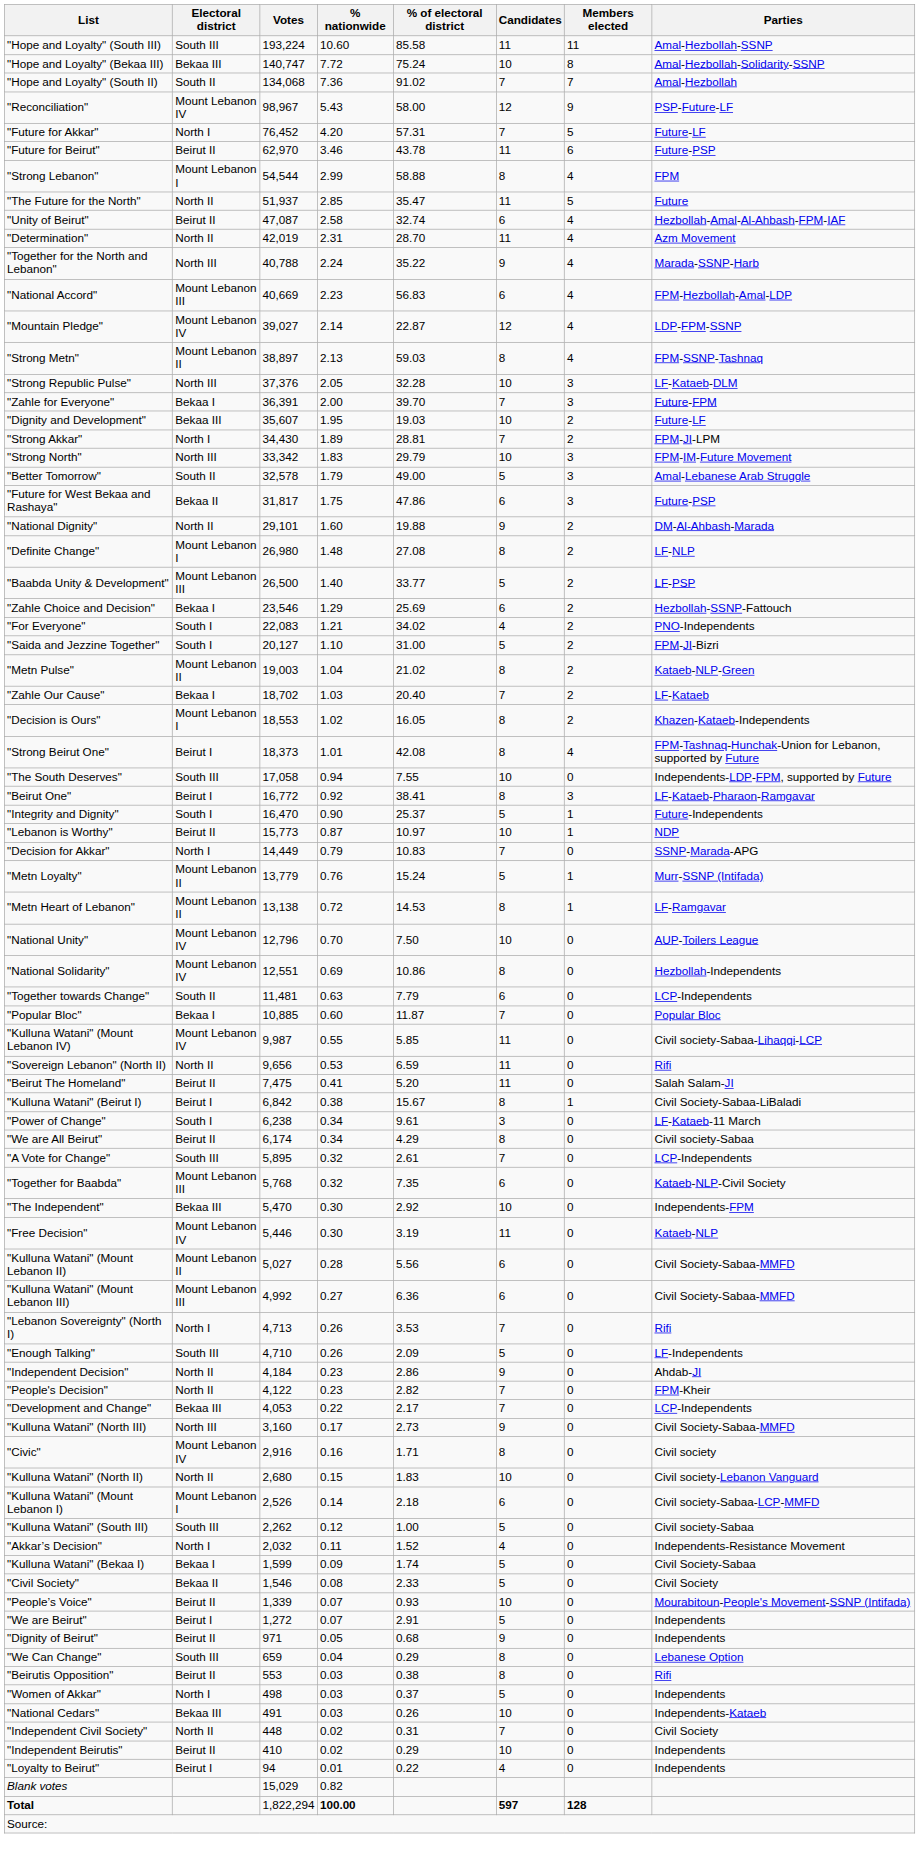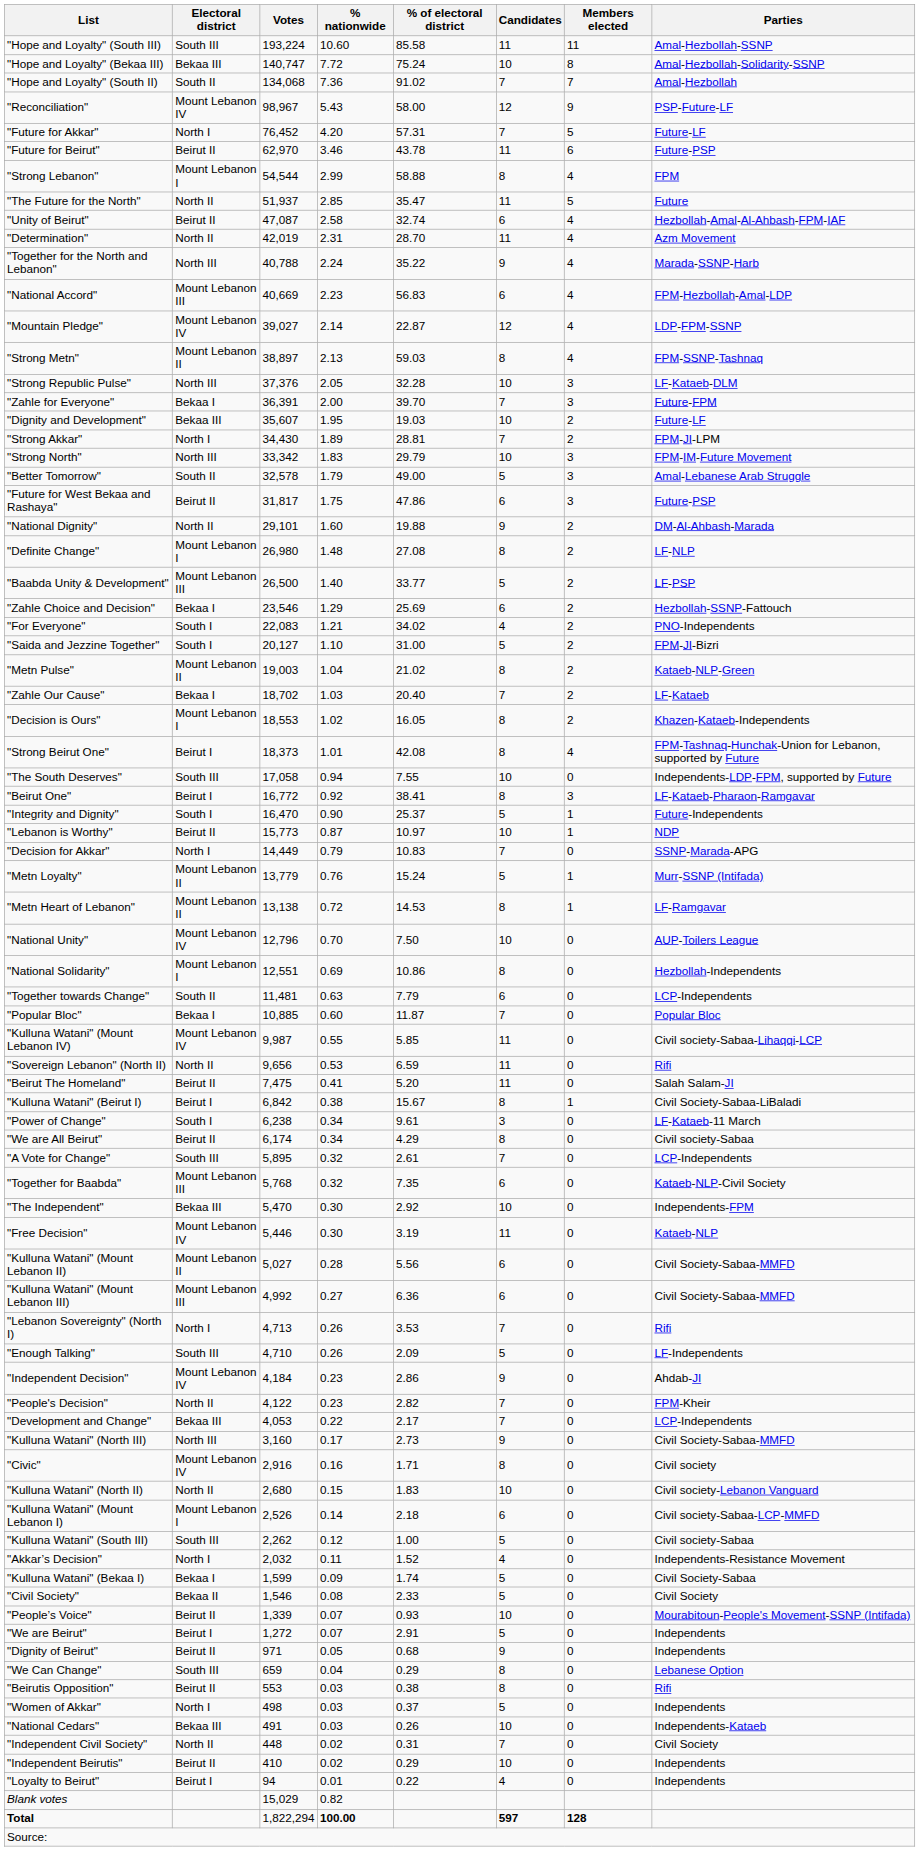(197, 501) Bekaa II -> (195, 501) Beirut II
(216, 971) Mount Lebanon IV -> (216, 971) Mount Lebanon I
(194, 1371) North II -> (216, 1378) Mount Lebanon IV
